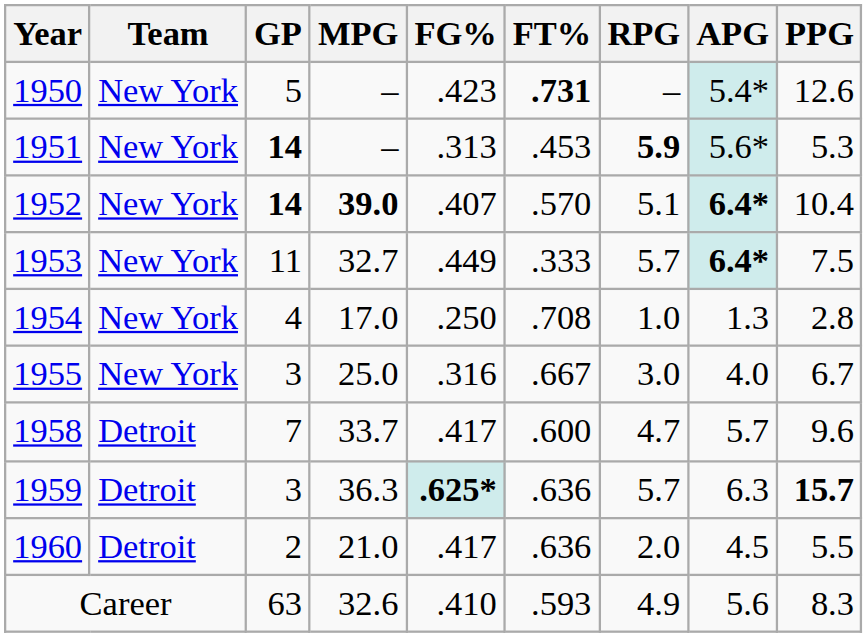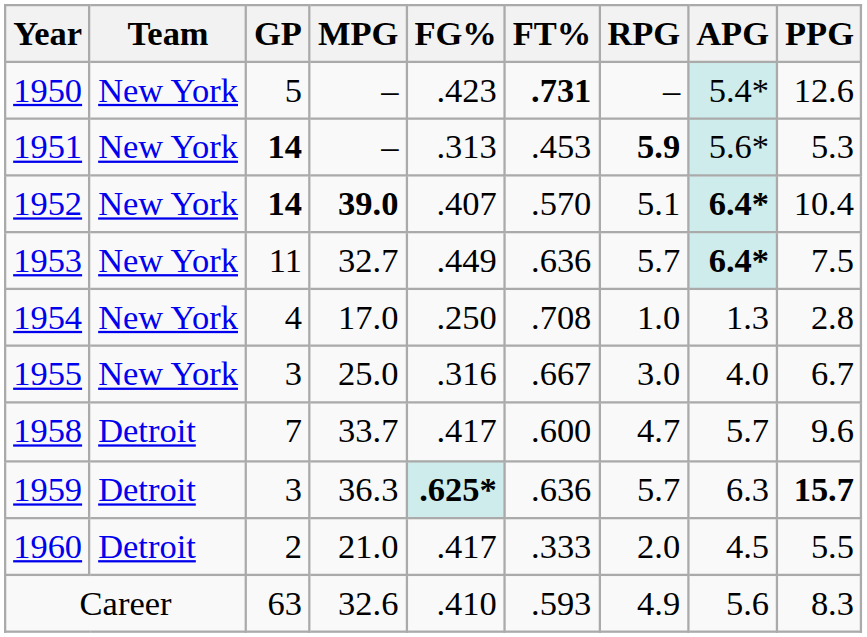(561, 260) .333 -> (561, 260) .636
(561, 545) .636 -> (561, 545) .333
